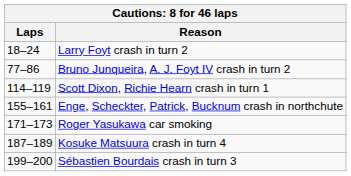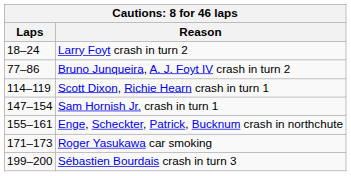+ row: (138, 106)
- row: (142, 143)
